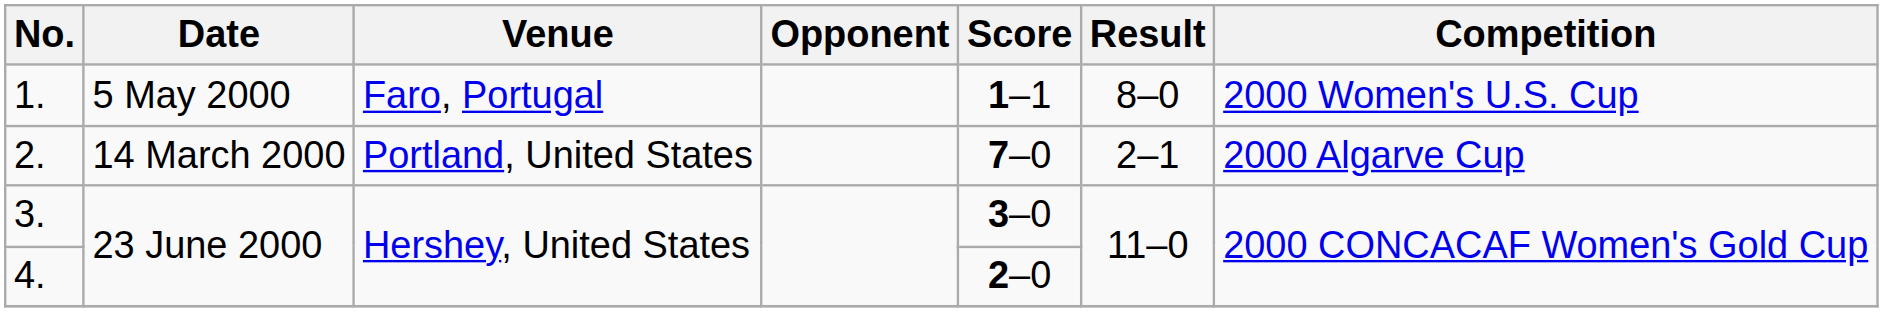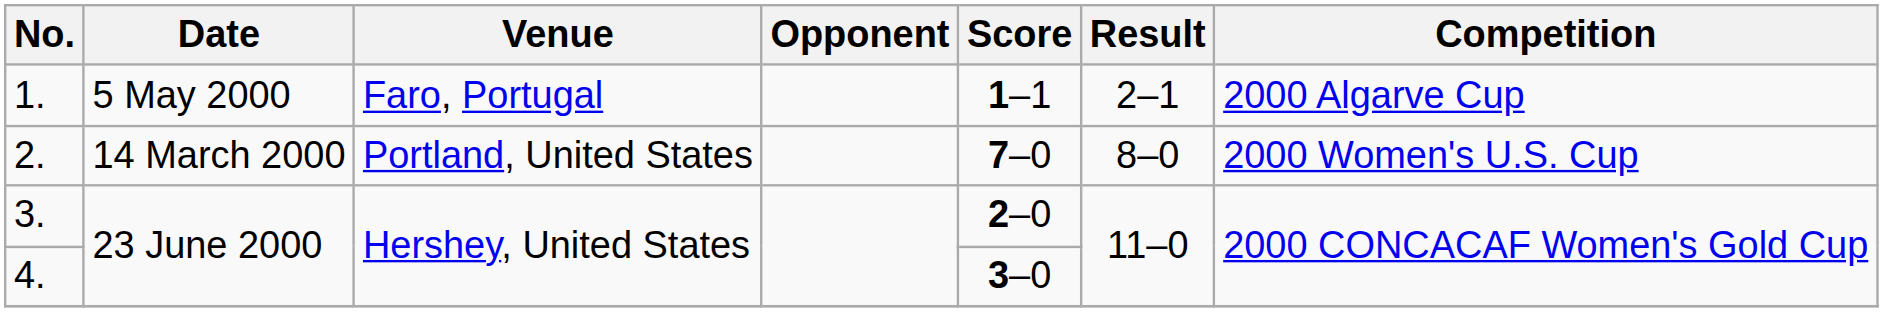(1148, 94) 8–0 -> (1148, 94) 2–1
(1431, 94) 2000 Women's U.S. Cup -> (1374, 94) 2000 Algarve Cup
(1148, 154) 2–1 -> (1148, 154) 8–0
(1374, 154) 2000 Algarve Cup -> (1431, 154) 2000 Women's U.S. Cup
(1020, 214) 3–0 -> (1020, 214) 2–0
(1020, 275) 2–0 -> (1020, 275) 3–0
